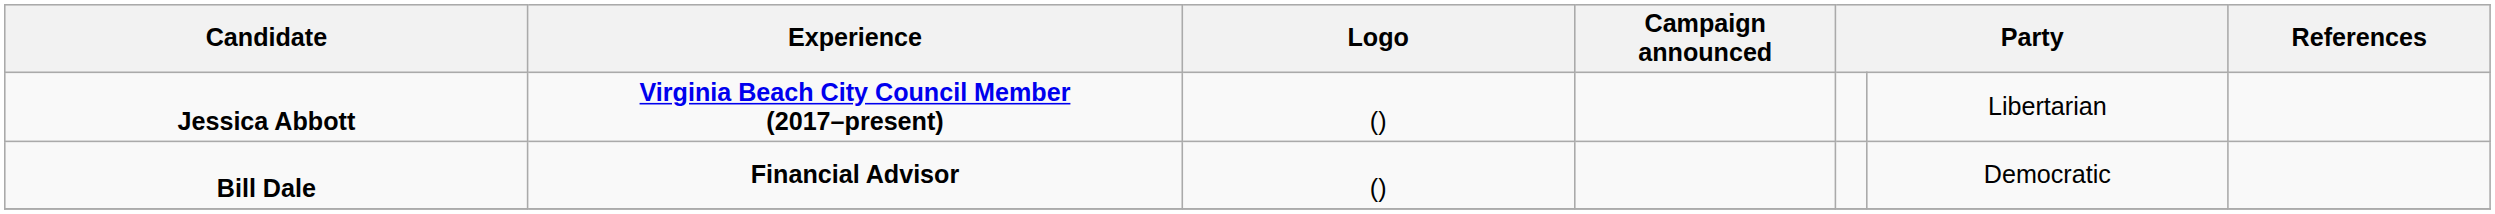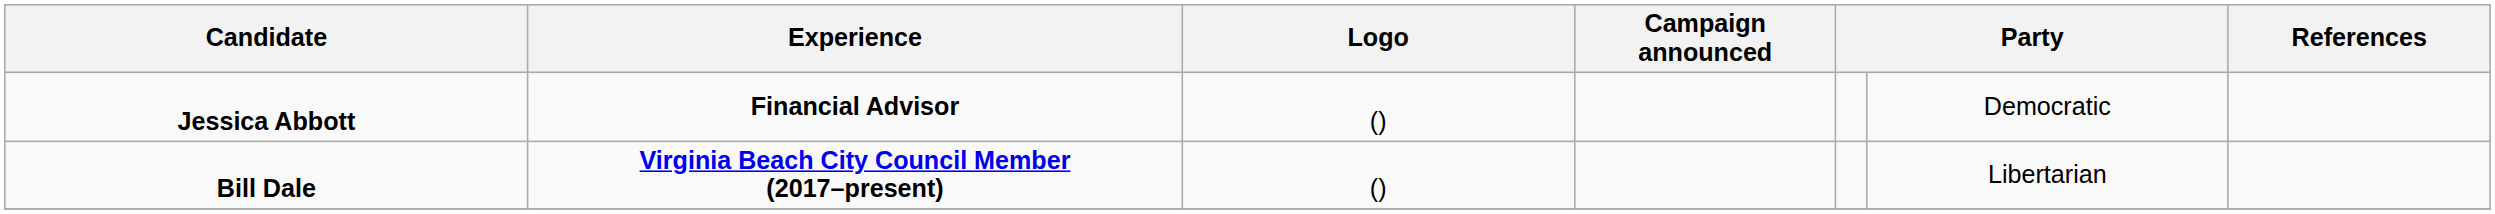(855, 106) Virginia Beach City Council Member (2017–present) -> (855, 106) Financial Advisor
(2047, 106) Libertarian -> (2047, 106) Democratic
(855, 174) Financial Advisor -> (855, 174) Virginia Beach City Council Member (2017–present)
(2047, 174) Democratic -> (2047, 174) Libertarian
